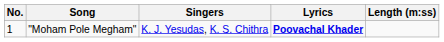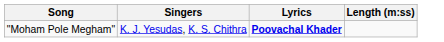- column: (15, 13)
